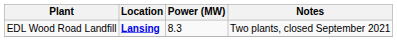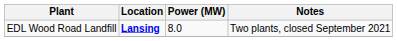(175, 28) 8.3 -> (175, 28) 8.0
